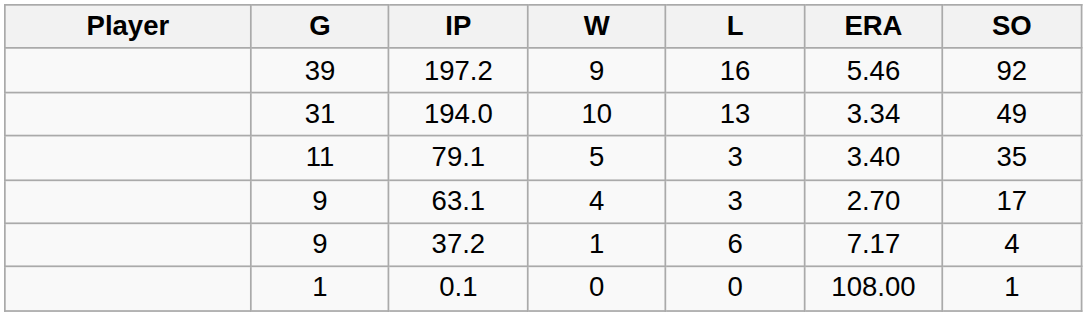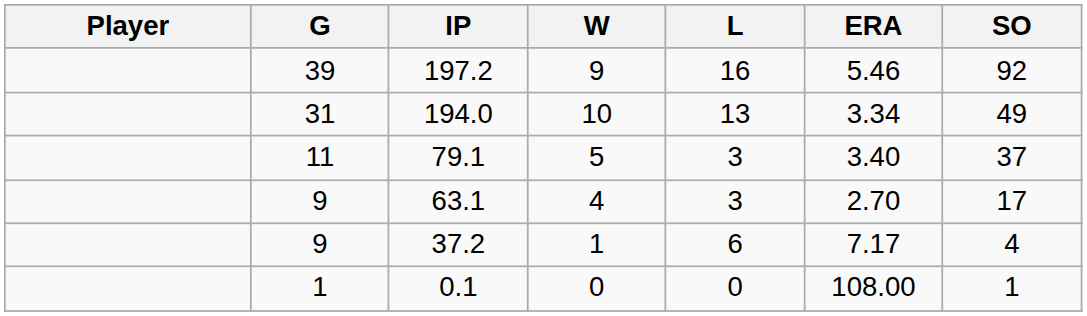(1012, 157) 35 -> (1012, 157) 37
